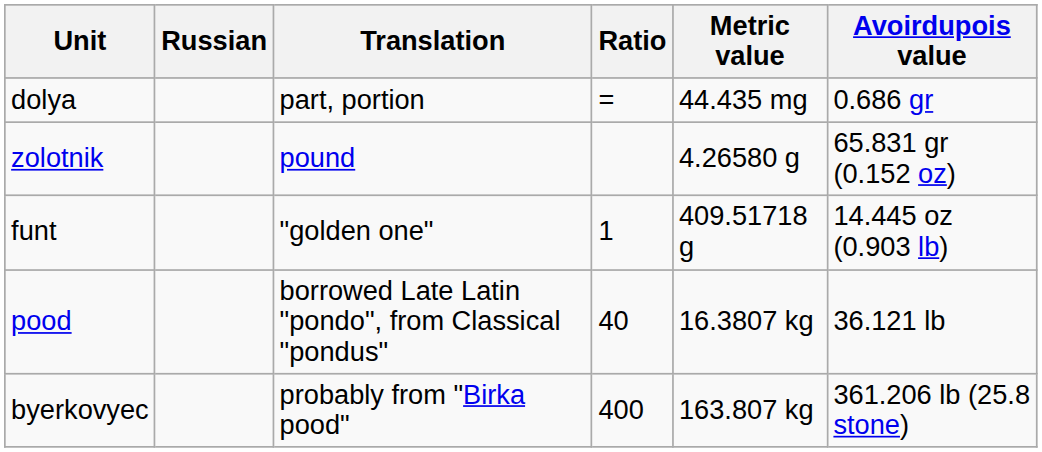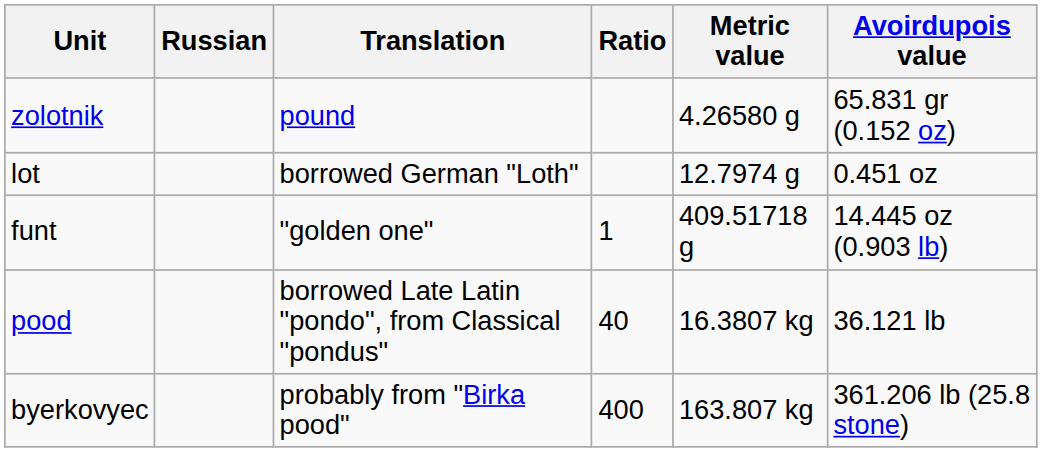- row: (44, 99)
+ row: (25, 173)
